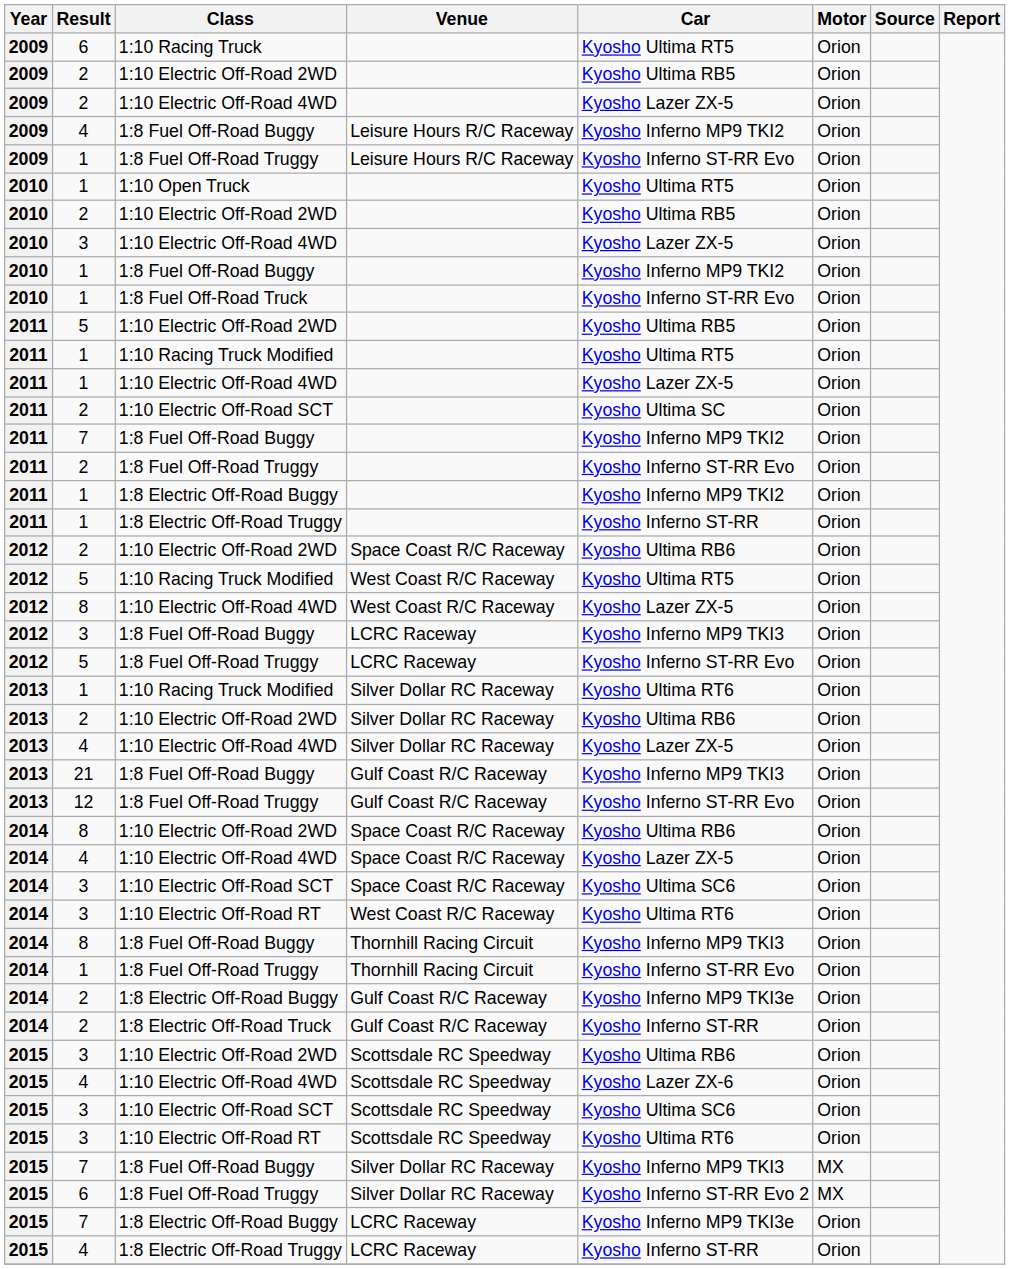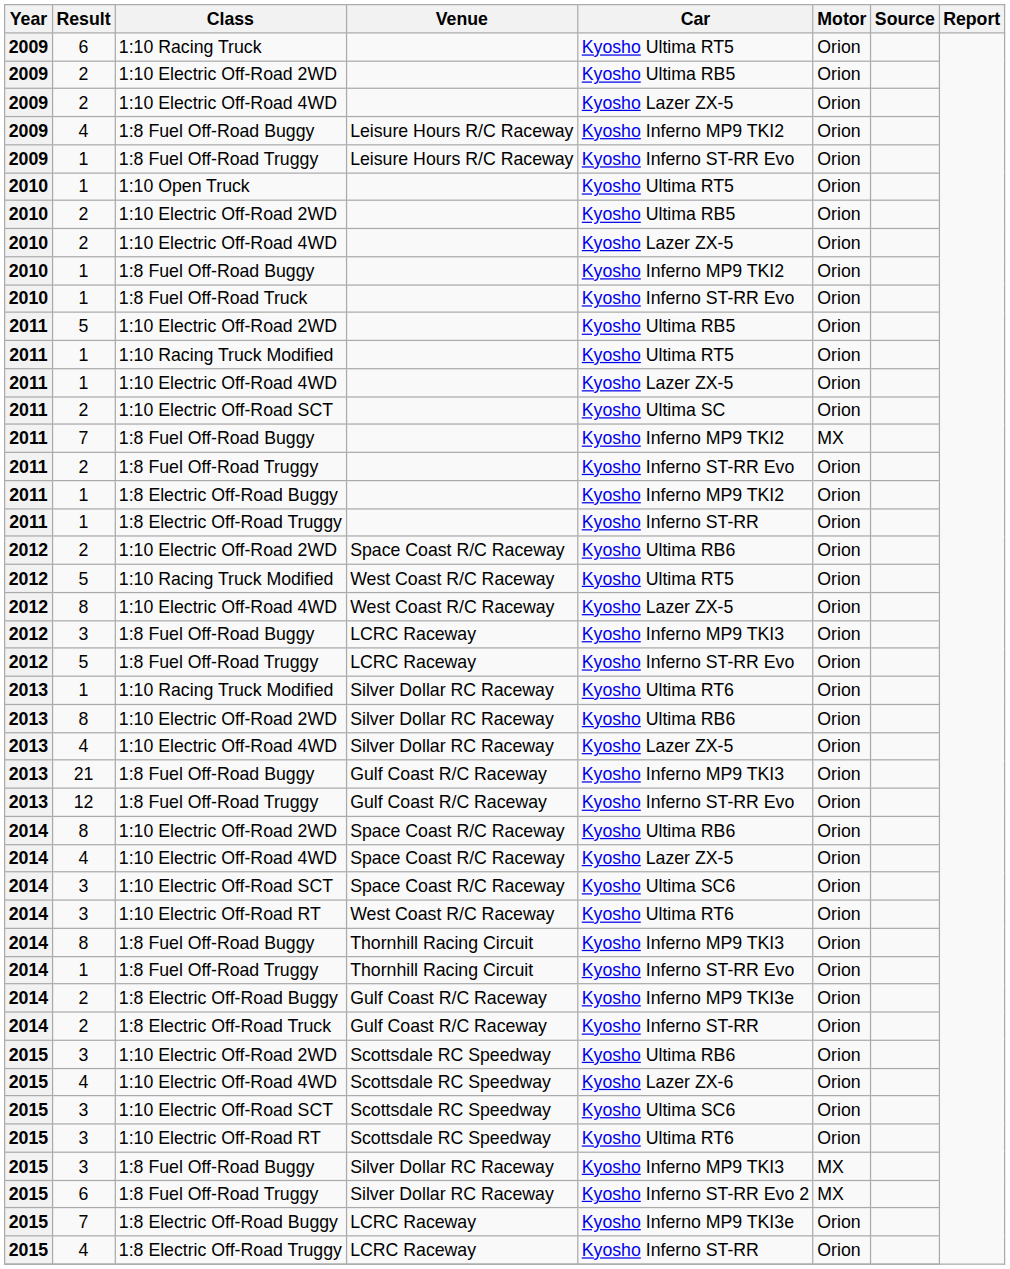(83, 243) 3 -> (83, 243) 2
(839, 439) Orion -> (831, 439) MX
(83, 719) 2 -> (83, 719) 8
(83, 1166) 7 -> (83, 1166) 3
